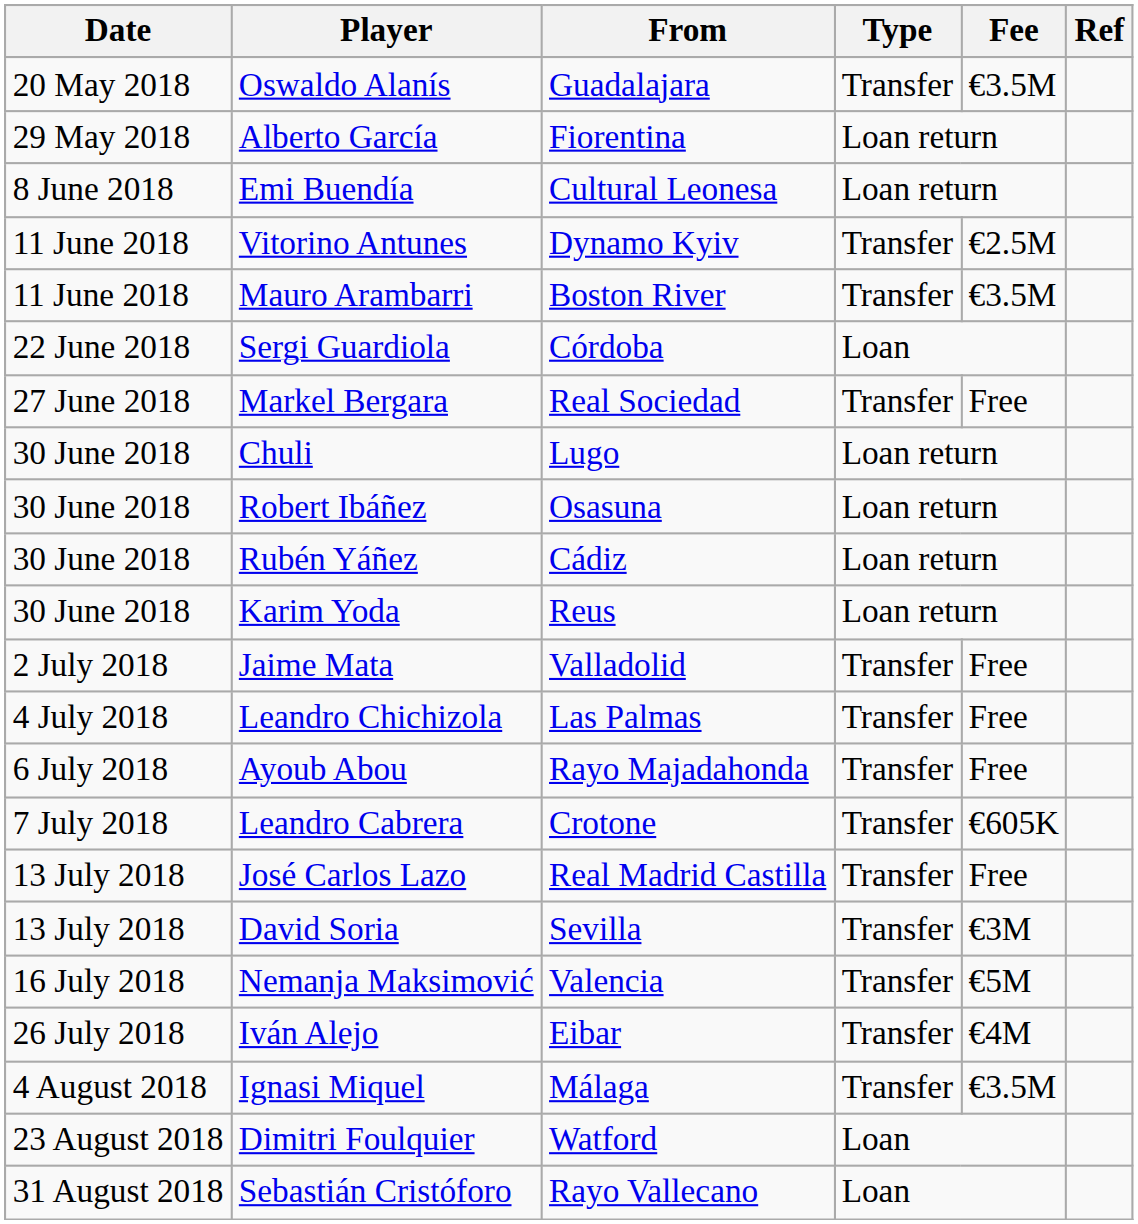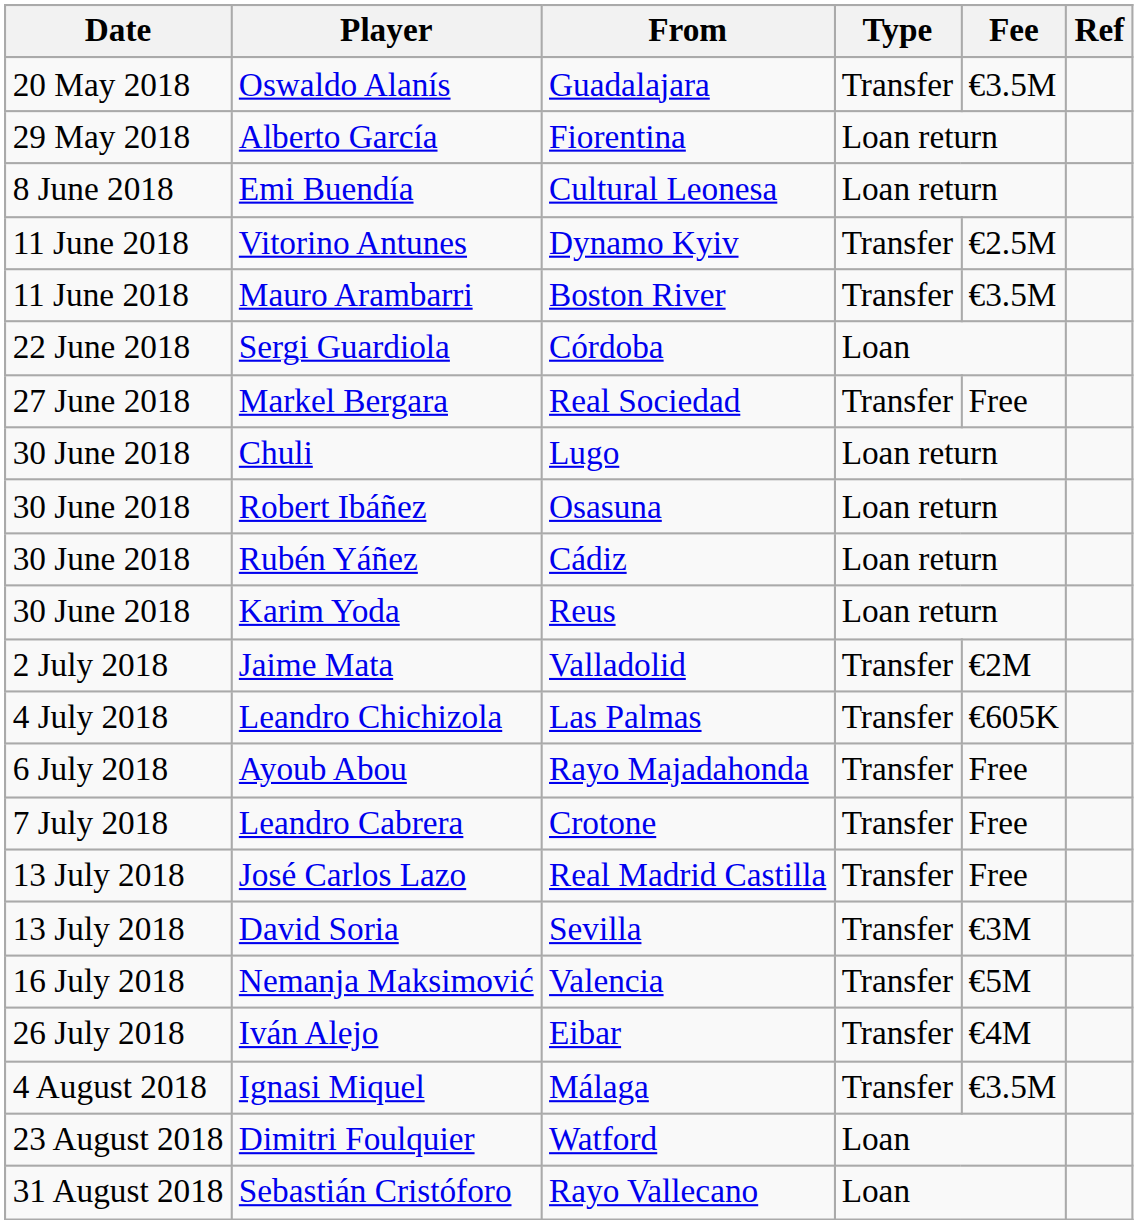(998, 664) Free -> (1000, 664) €2M
(998, 717) Free -> (1014, 717) €605K
(1014, 822) €605K -> (998, 822) Free
